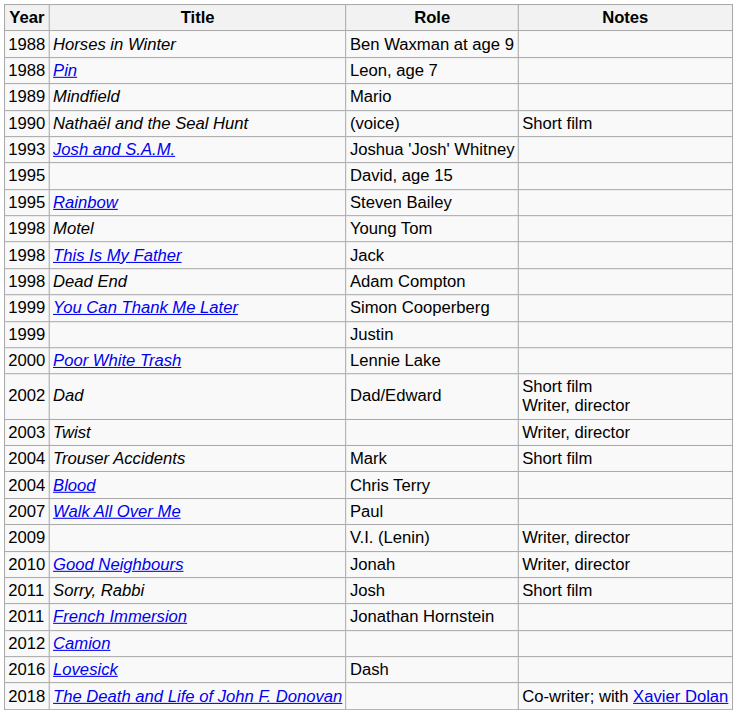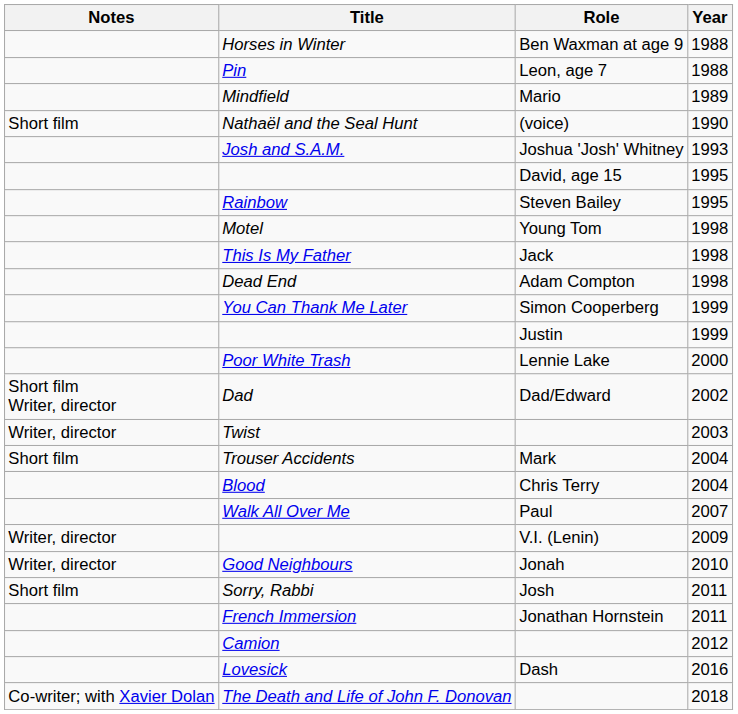columns swapped: (27, 17) <-> (625, 17)
